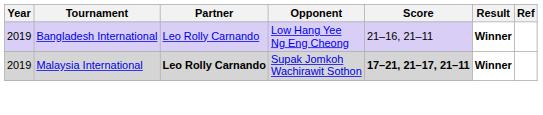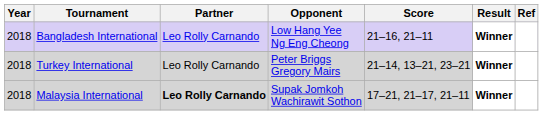(19, 37) 2019 -> (19, 37) 2018
+ row: (85, 66)
(19, 66) 2019 -> (19, 96) 2018
(418, 66) bold -> (418, 96) normal
